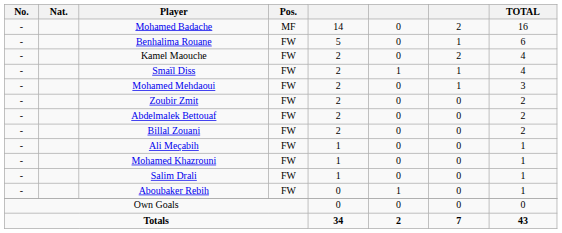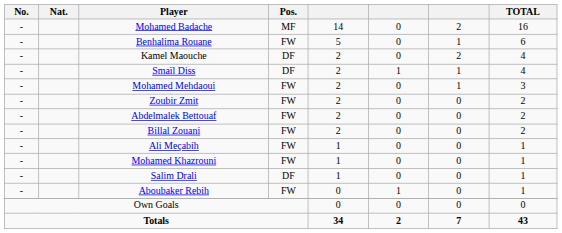(288, 56) FW -> (288, 56) DF
(288, 71) FW -> (288, 71) DF
(288, 175) FW -> (288, 175) DF
